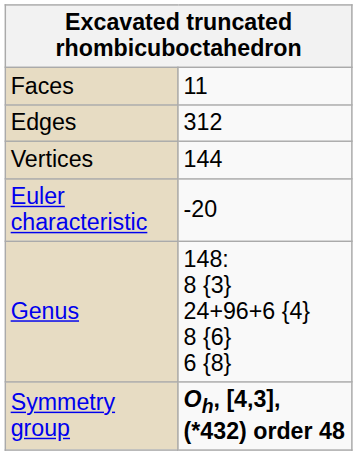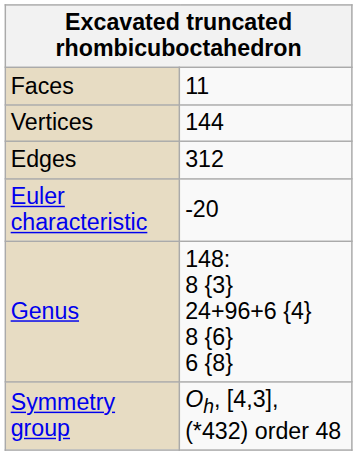rows swapped: (44, 122) <-> (52, 159)
(264, 415) bold -> (263, 415) normal
